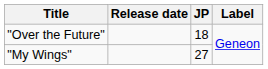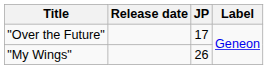(201, 34) 18 -> (201, 34) 17
(201, 54) 27 -> (201, 54) 26
